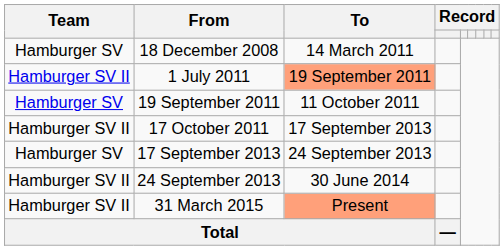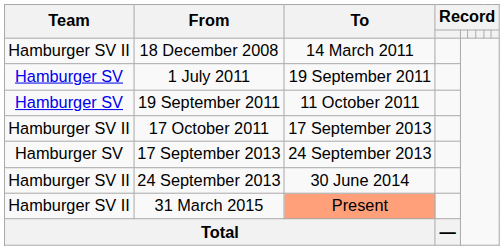(69, 50) Hamburger SV -> (69, 50) Hamburger SV II
(69, 76) Hamburger SV II -> (69, 76) Hamburger SV
(360, 76) lightsalmon background -> (360, 76) no background
